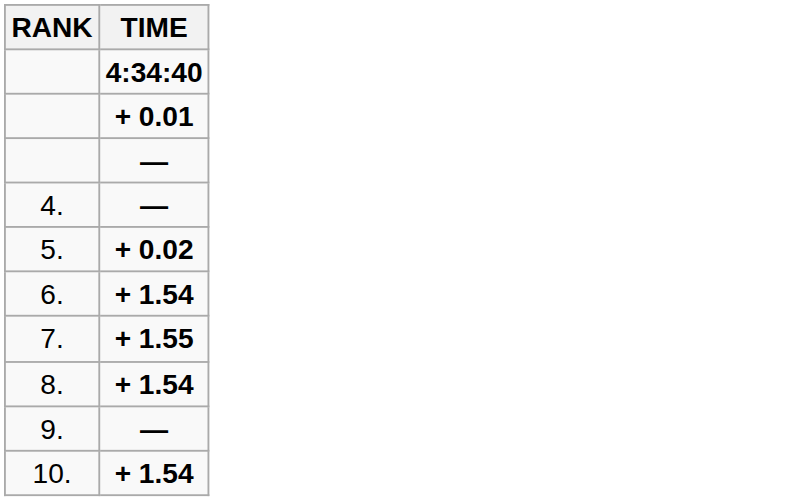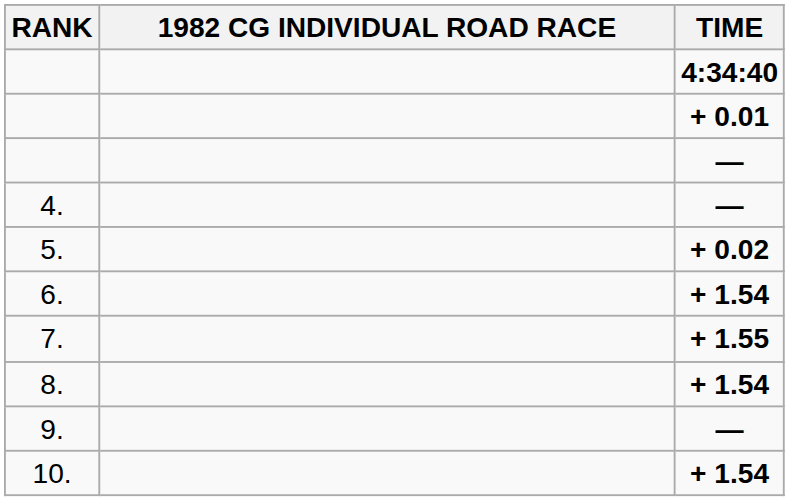+ column: (387, 27)
